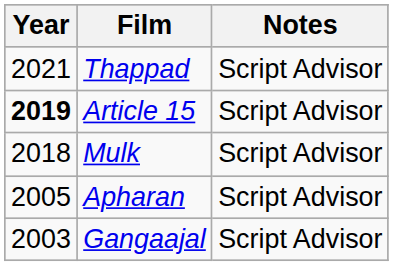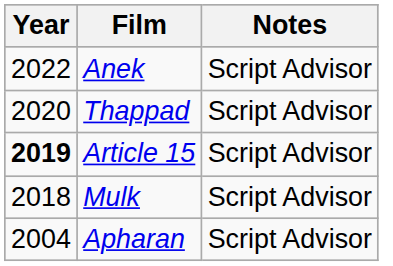+ row: (114, 68)
(41, 68) 2021 -> (41, 111) 2020
(41, 196) 2005 -> (41, 238) 2004
- row: (145, 238)
